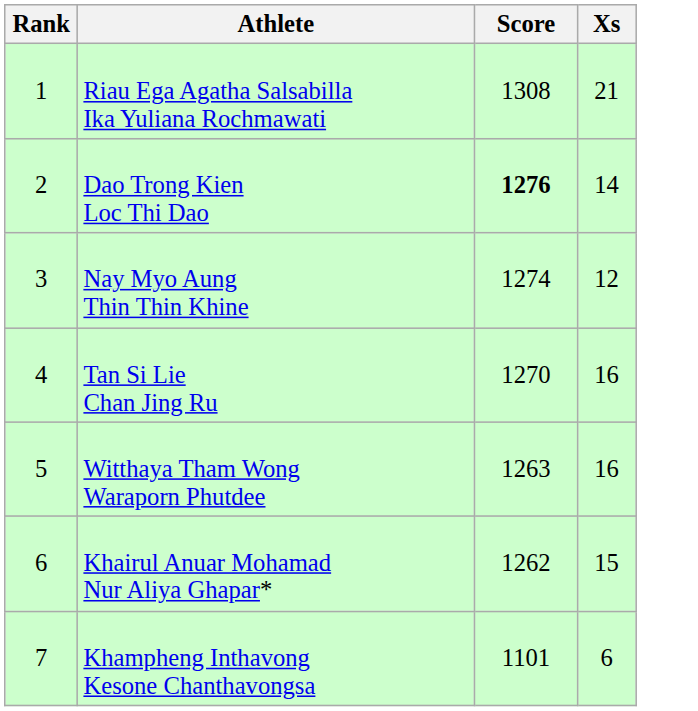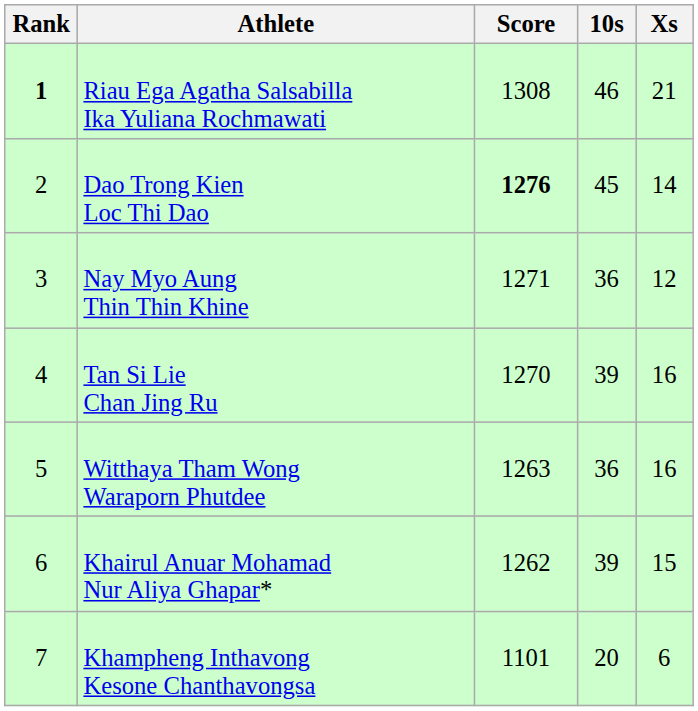+ column: (607, 24)
(41, 90) normal -> (41, 90) bold
(526, 279) 1274 -> (526, 279) 1271
